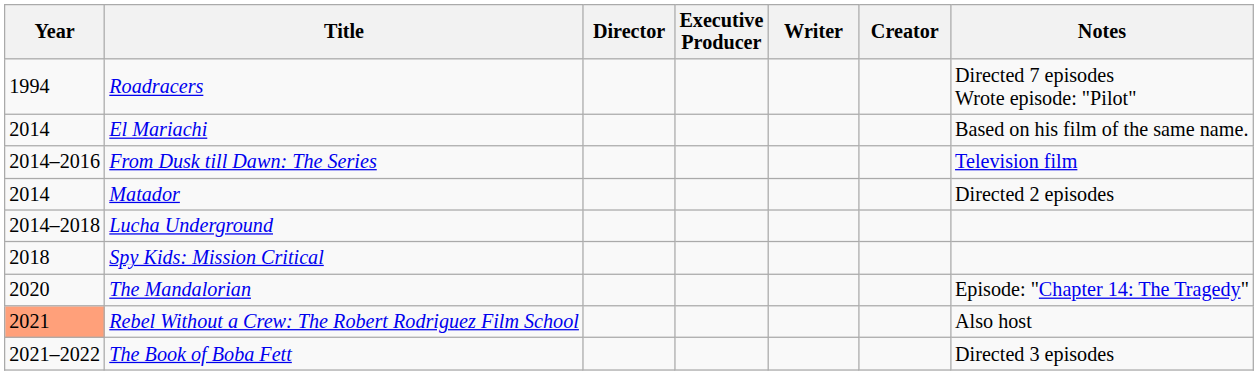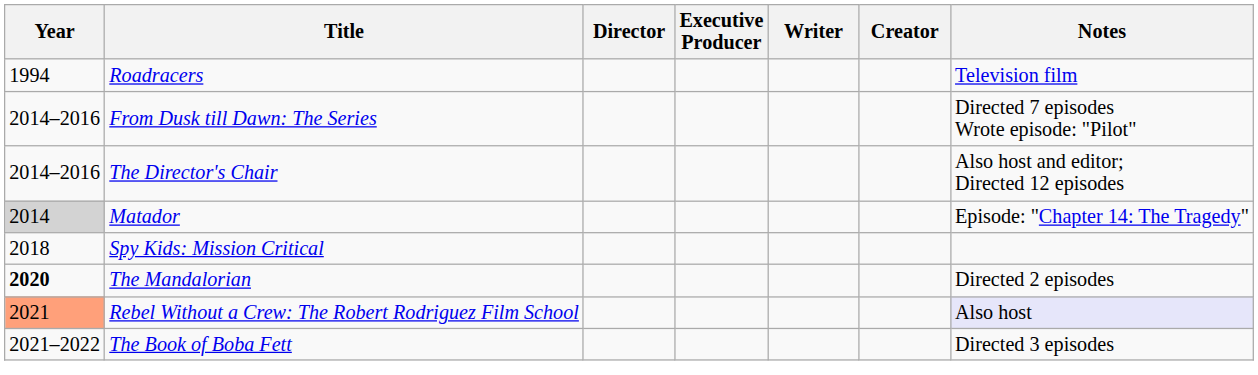(1046, 86) Directed 7 episodes Wrote episode: "Pilot" -> (1016, 75) Television film
- row: (158, 129)
(1016, 161) Television film -> (1046, 118) Directed 7 episodes Wrote episode: "Pilot"
+ row: (193, 173)
(29, 193) no background -> (29, 216) lightgrey background
(1035, 193) Directed 2 episodes -> (1102, 216) Episode: "Chapter 14: The Tragedy"
- row: (191, 225)
(29, 289) normal -> (29, 280) bold
(1102, 289) Episode: "Chapter 14: The Tragedy" -> (1035, 280) Directed 2 episodes
(993, 321) no background -> (993, 312) lavender background
